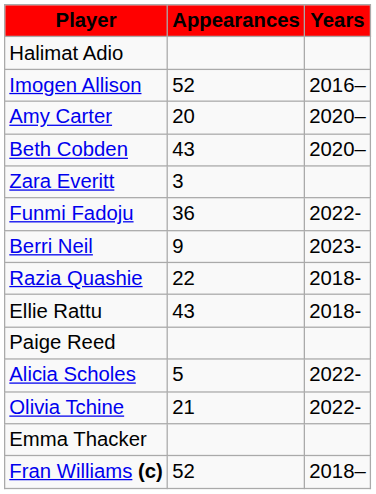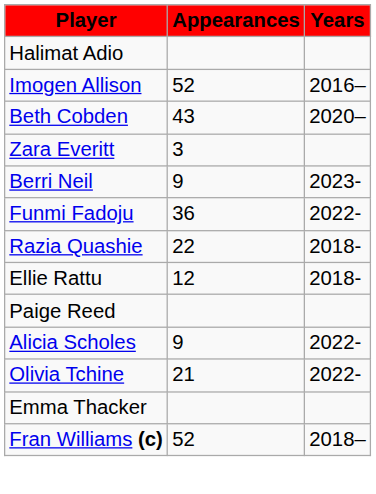- row: (61, 117)
rows swapped: (71, 213) <-> (51, 246)
(184, 310) 43 -> (184, 278) 12
(178, 375) 5 -> (178, 342) 9
